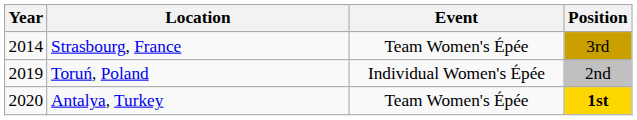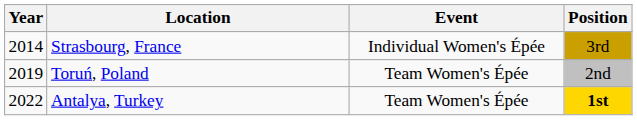(456, 45) Team Women's Épée -> (456, 45) Individual Women's Épée
(456, 73) Individual Women's Épée -> (456, 73) Team Women's Épée
(26, 100) 2020 -> (26, 100) 2022
